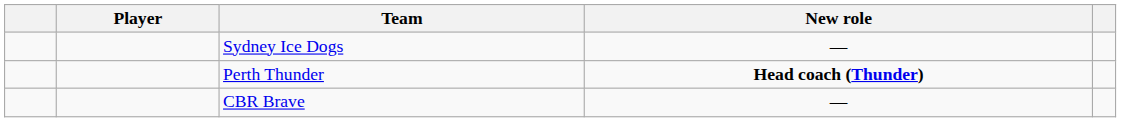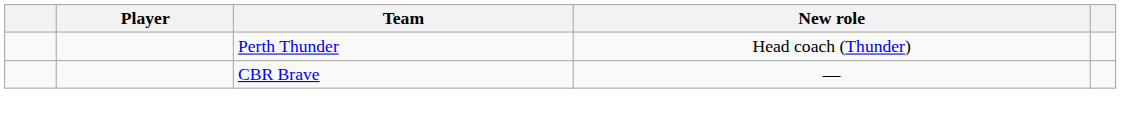- row: (283, 46)
(839, 74) bold -> (832, 46) normal
